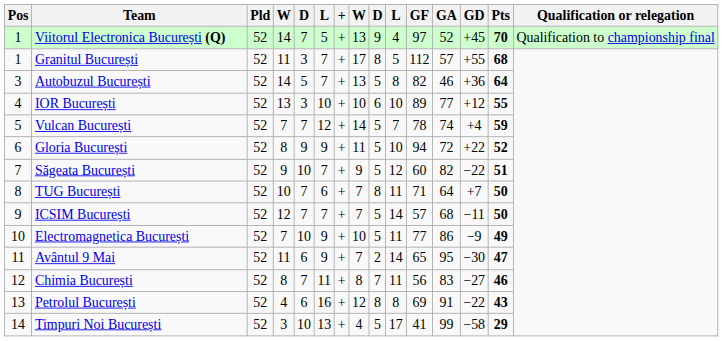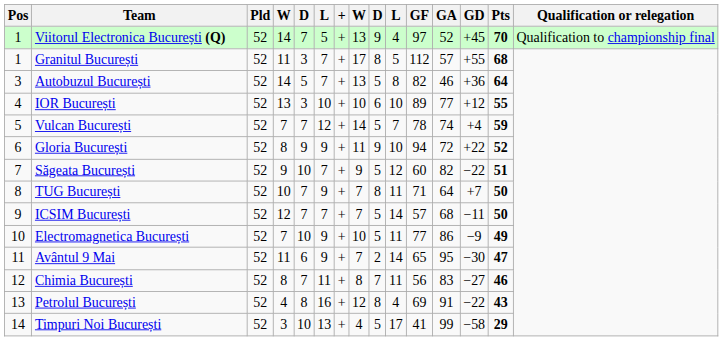(377, 147) 5 -> (377, 147) 9
(324, 192) 6 -> (324, 192) 9
(304, 302) 6 -> (304, 302) 8
(396, 302) 8 -> (396, 302) 4
